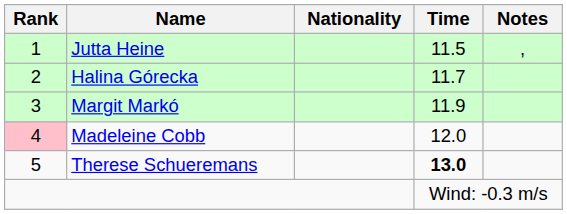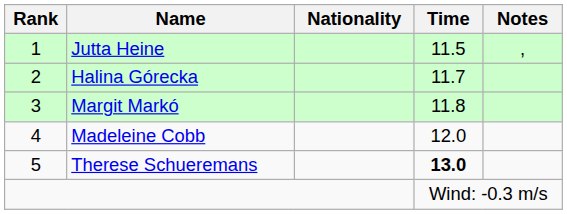(448, 106) 11.9 -> (448, 106) 11.8
(36, 135) pink background -> (36, 135) no background
